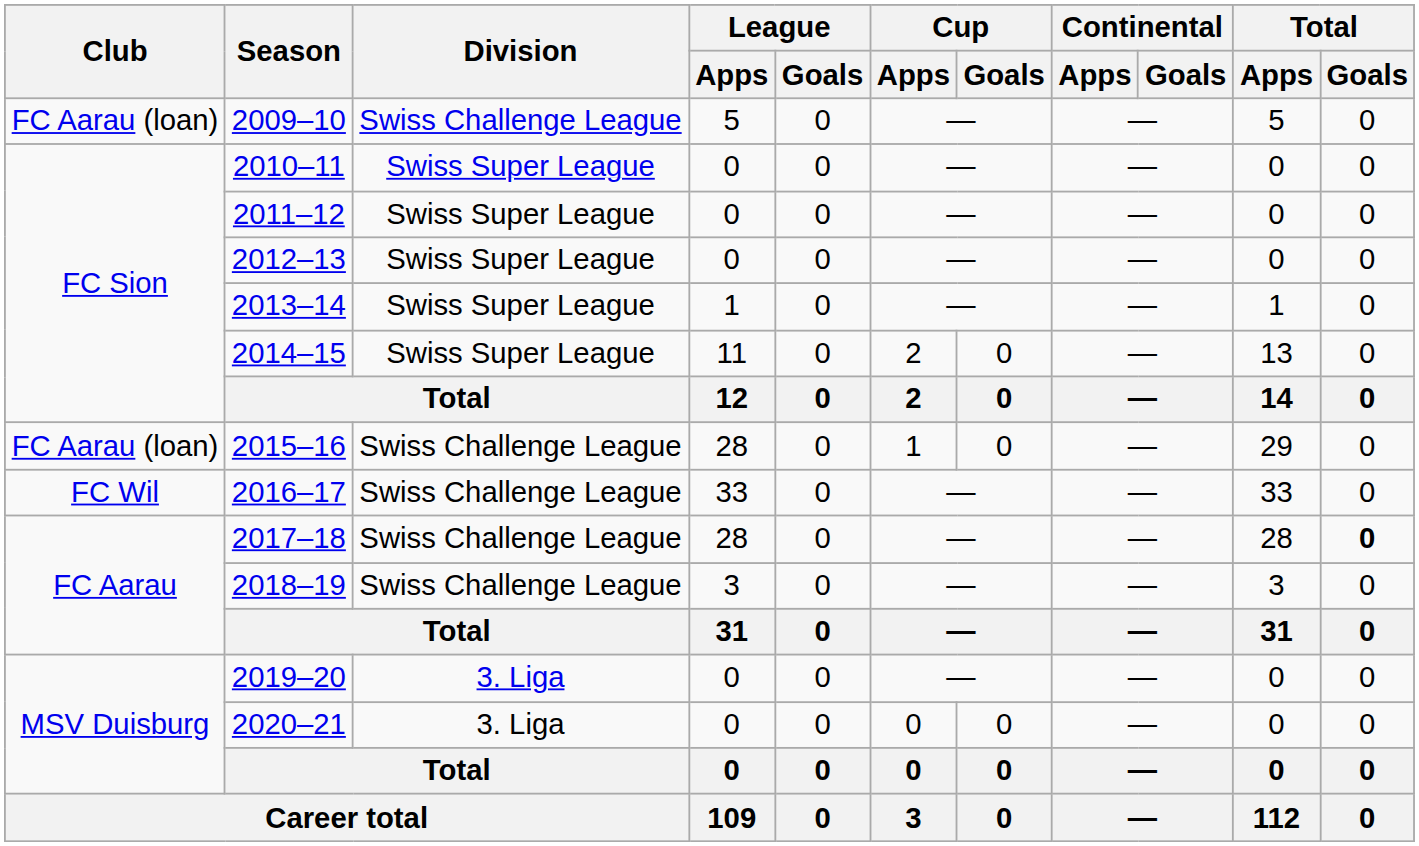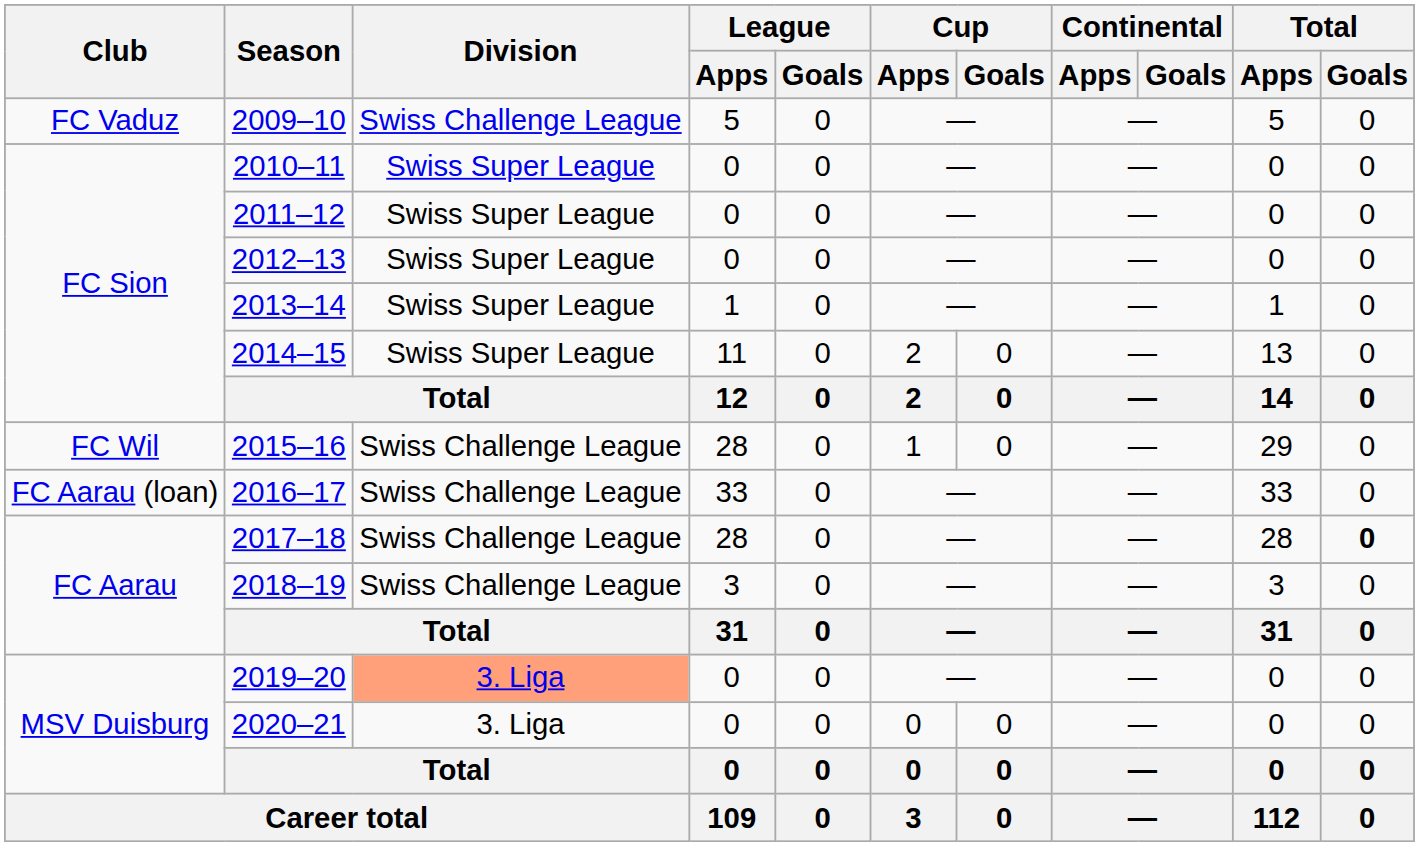(115, 120) FC Aarau (loan) -> (115, 120) FC Vaduz
(115, 445) FC Aarau (loan) -> (115, 445) FC Wil
(115, 492) FC Wil -> (115, 492) FC Aarau (loan)
(521, 677) no background -> (521, 677) lightsalmon background
